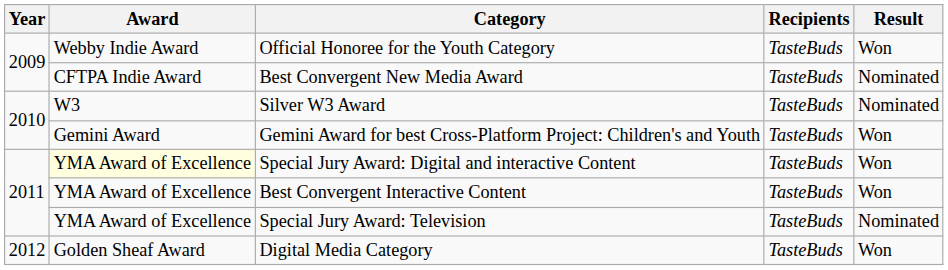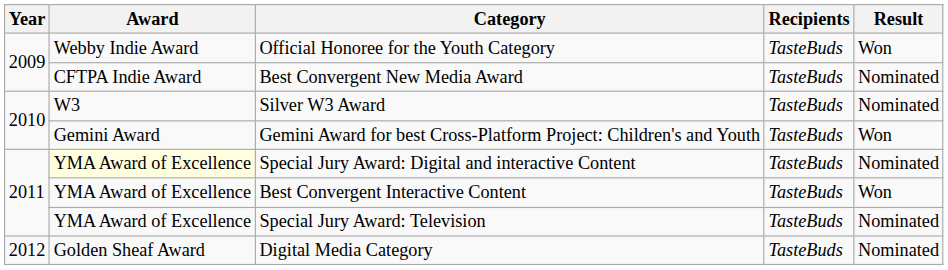(875, 163) Won -> (898, 163) Nominated
(875, 250) Won -> (898, 250) Nominated
